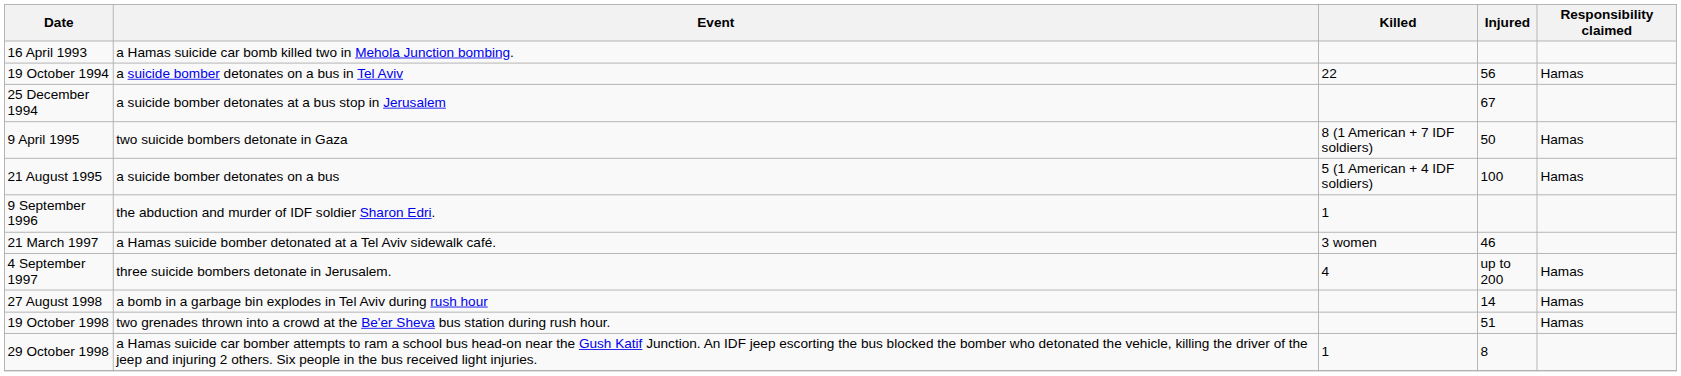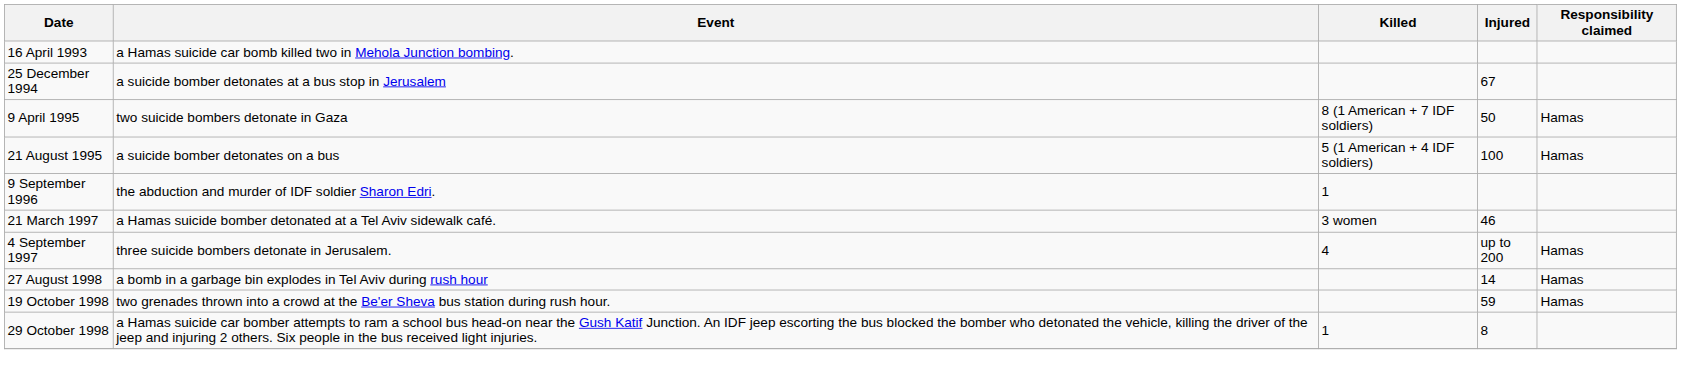- row: (58, 73)
(1488, 322) 51 -> (1488, 301) 59
